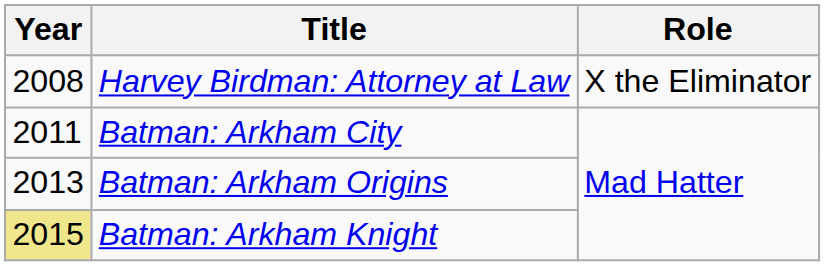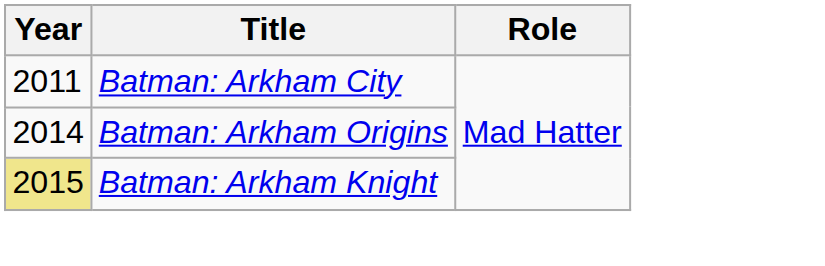- row: (334, 81)
(48, 183) 2013 -> (48, 132) 2014
